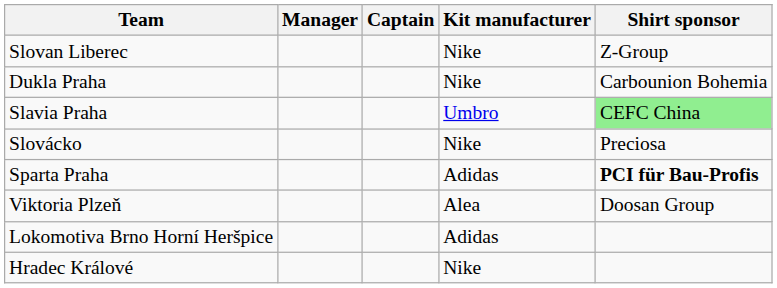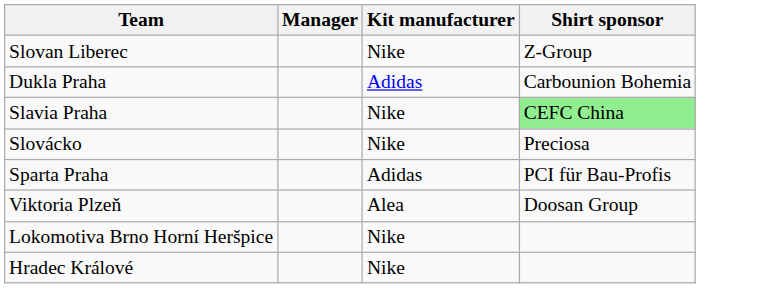- column: (401, 19)
(462, 81) Nike -> (395, 81) Adidas
(471, 112) Umbro -> (386, 112) Nike
(679, 174) bold -> (597, 174) normal
(471, 236) Adidas -> (386, 236) Nike
